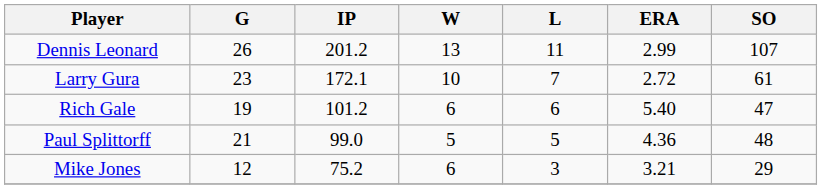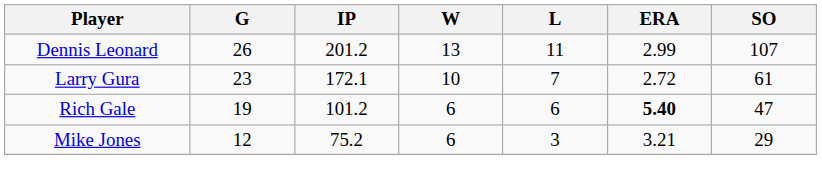(659, 109) normal -> (659, 109) bold
- row: (97, 139)
